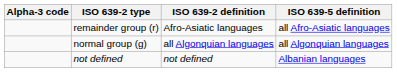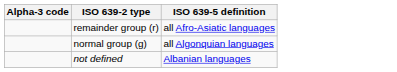- column: (219, 12)
